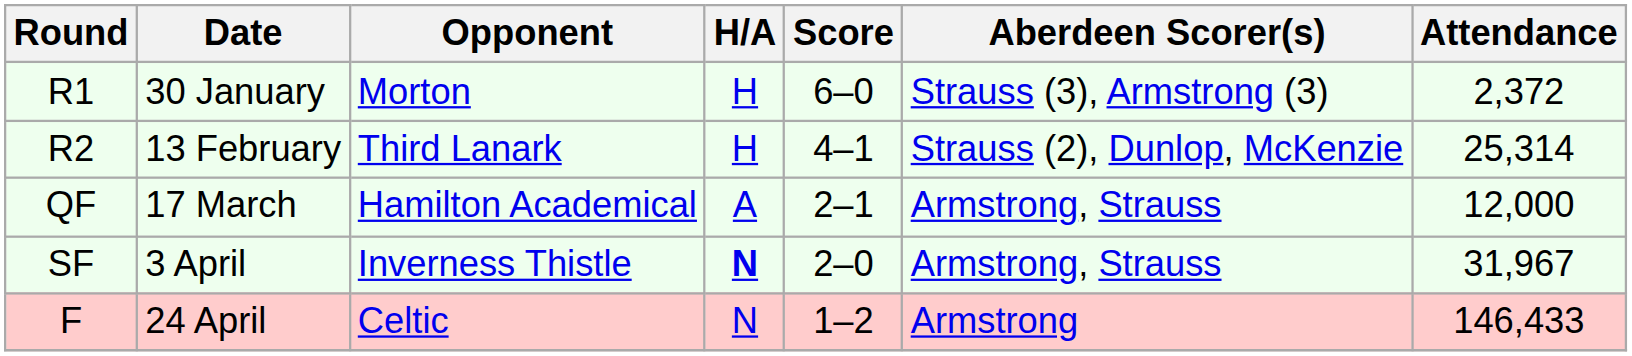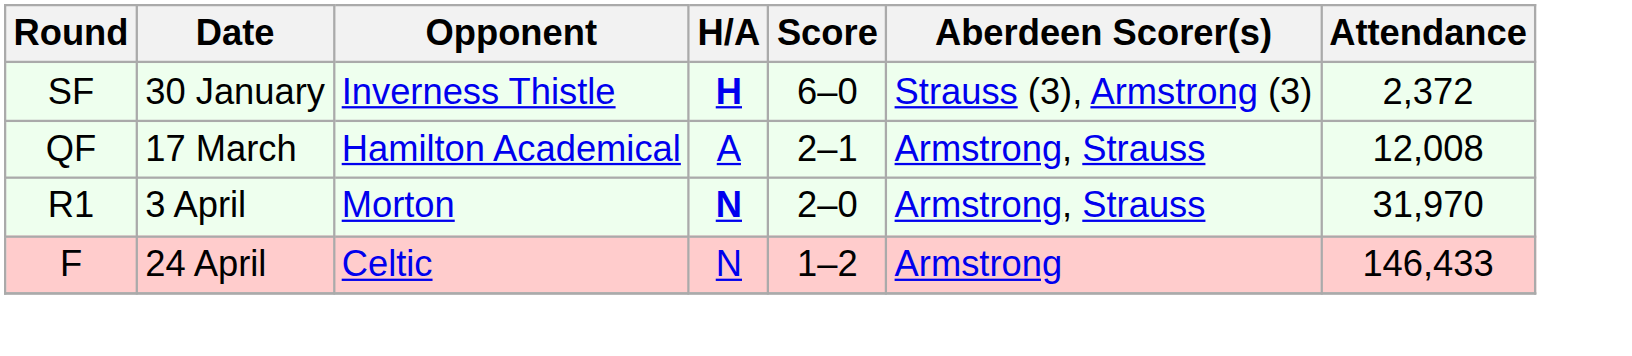(71, 90) R1 -> (71, 90) SF
(414, 90) Morton -> (479, 90) Inverness Thistle
(745, 90) normal -> (729, 90) bold
- row: (243, 148)
(1519, 206) 12,000 -> (1428, 148) 12,008
(71, 263) SF -> (71, 206) R1
(495, 263) Inverness Thistle -> (398, 206) Morton
(1519, 263) 31,967 -> (1428, 206) 31,970
